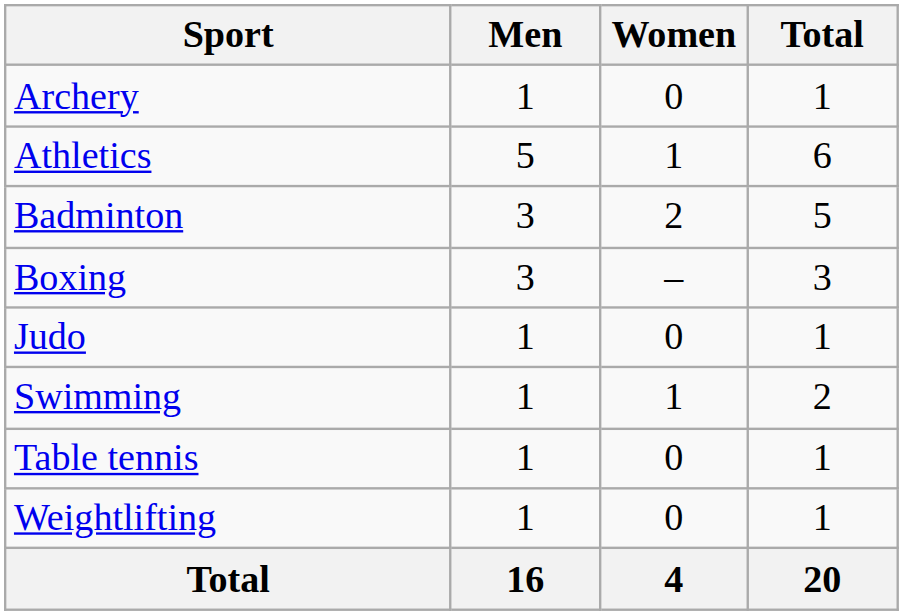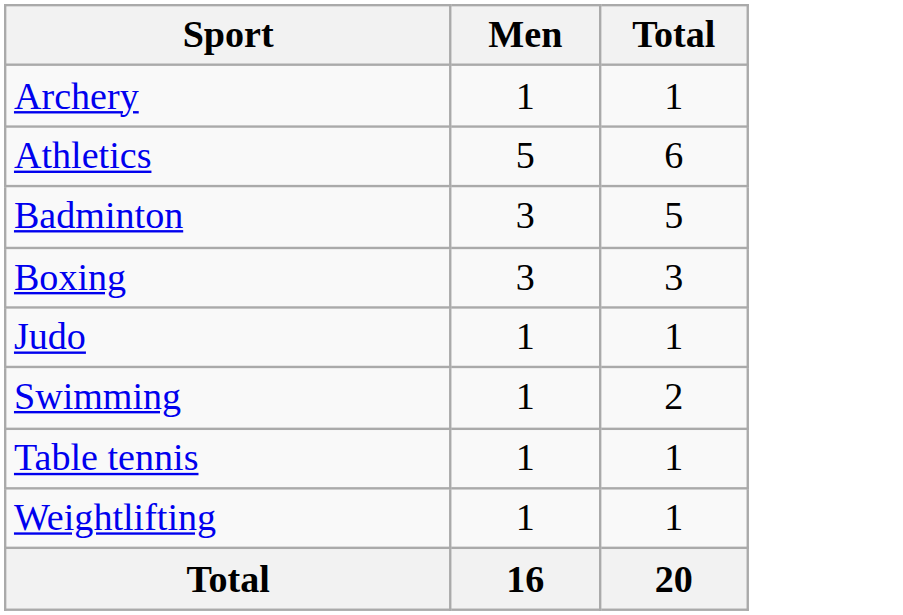- column: (674, 34)
